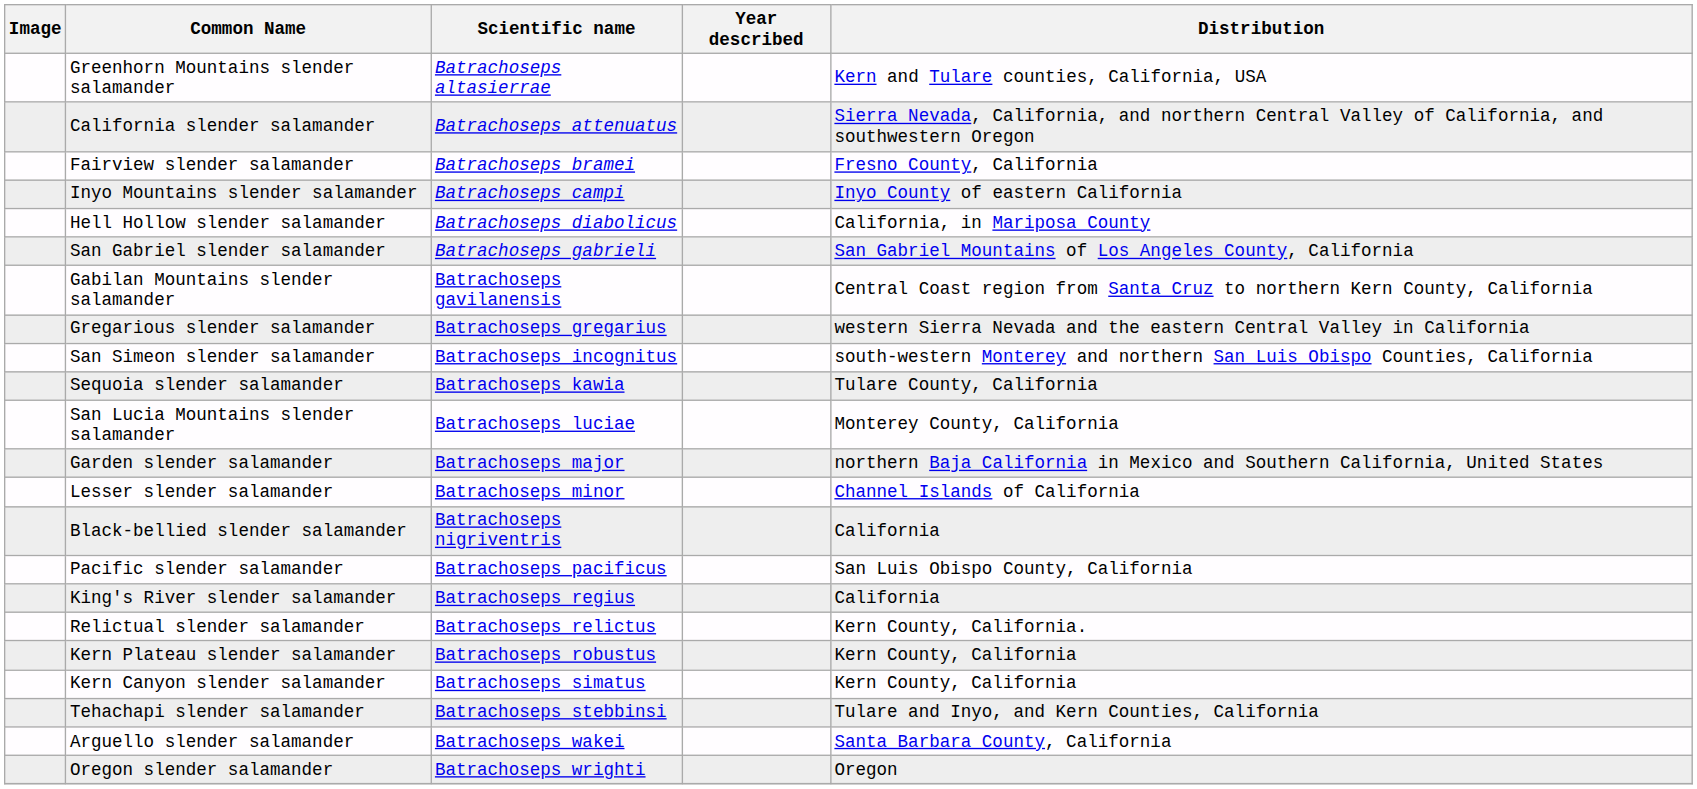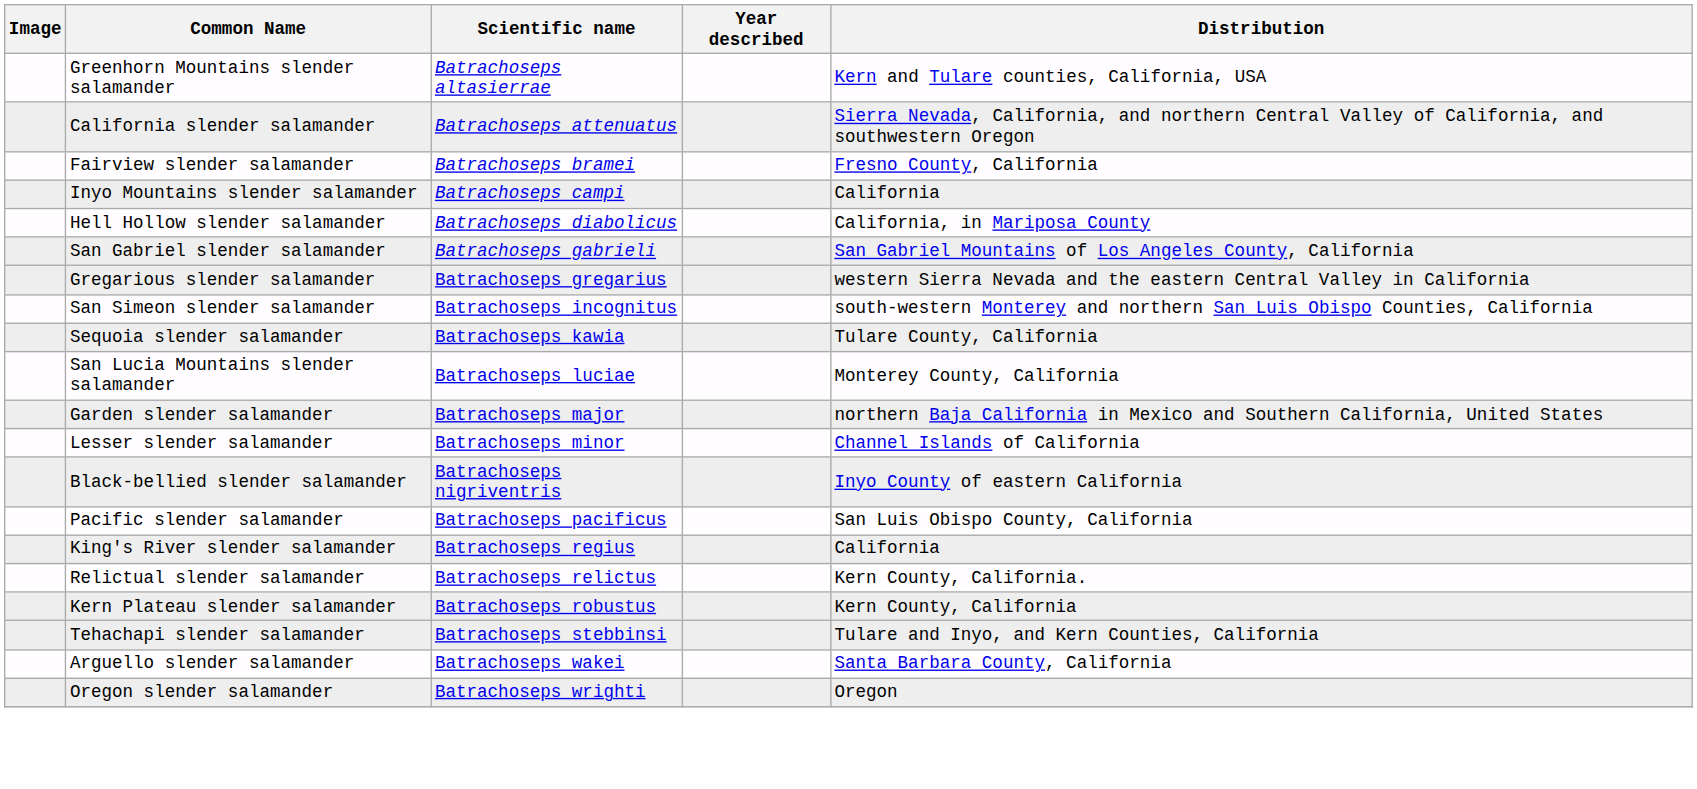(1008, 194) Inyo County of eastern California -> (887, 194) California
- row: (202, 290)
(887, 531) California -> (1008, 482) Inyo County of eastern California
- row: (228, 684)
